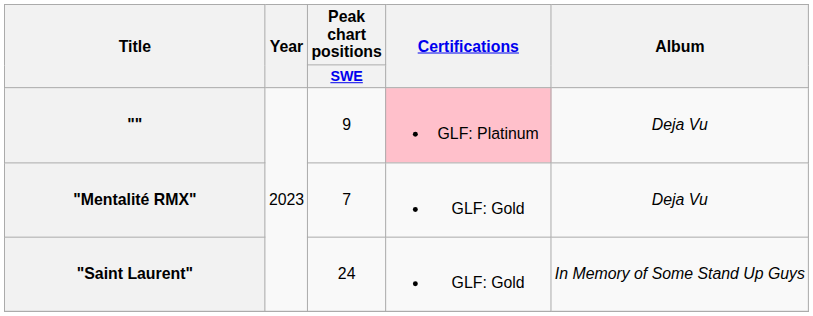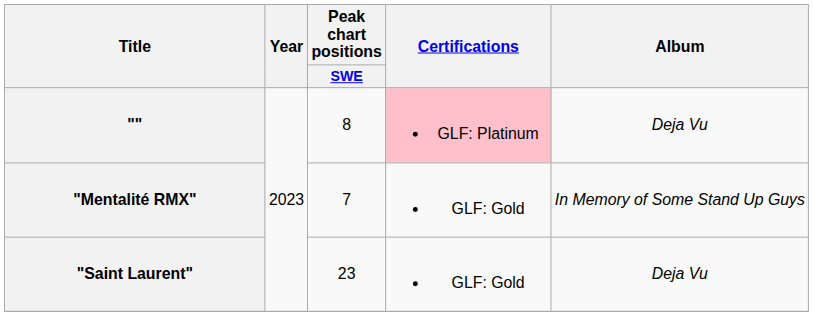(347, 125) 9 -> (347, 125) 8
(680, 199) Deja Vu -> (680, 199) In Memory of Some Stand Up Guys
(347, 274) 24 -> (347, 274) 23
(680, 274) In Memory of Some Stand Up Guys -> (680, 274) Deja Vu
